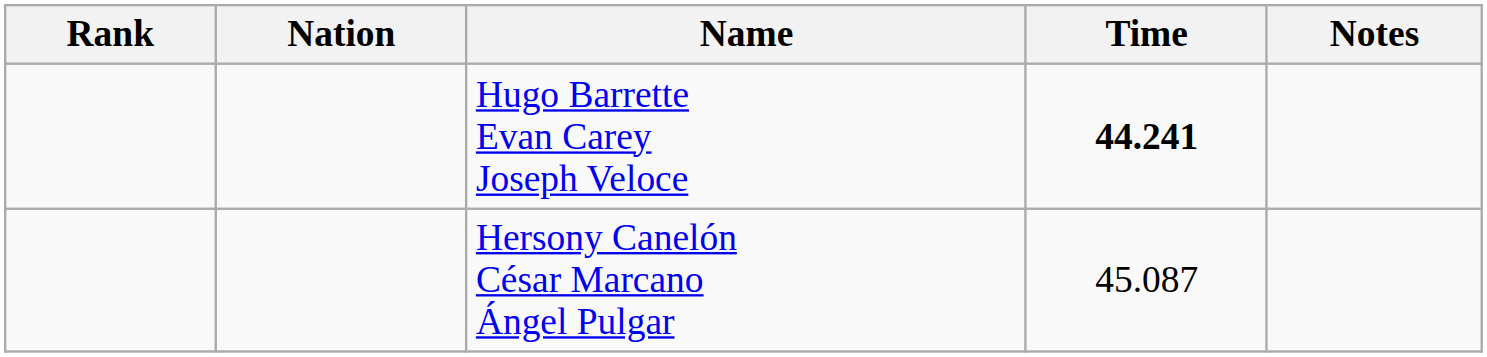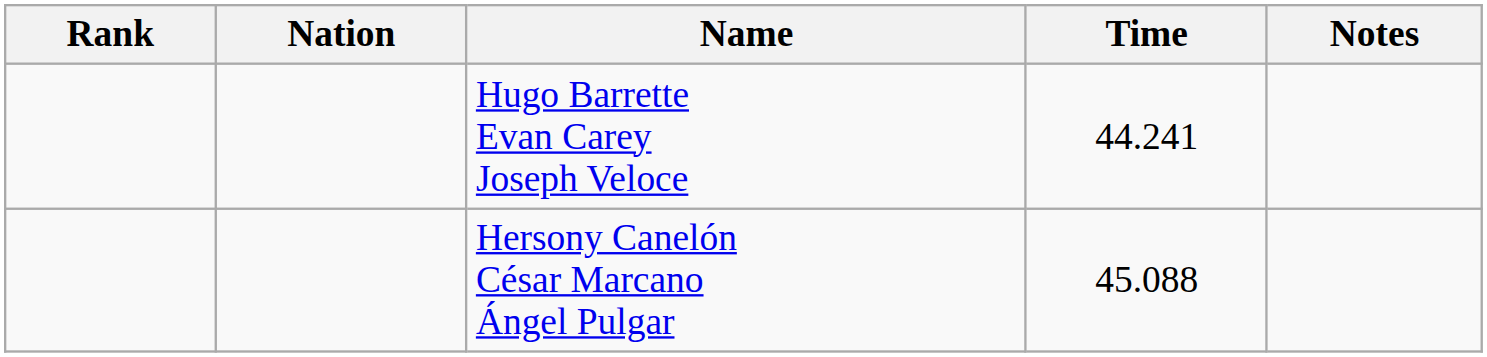(1147, 135) bold -> (1147, 135) normal
(1147, 279) 45.087 -> (1147, 279) 45.088
